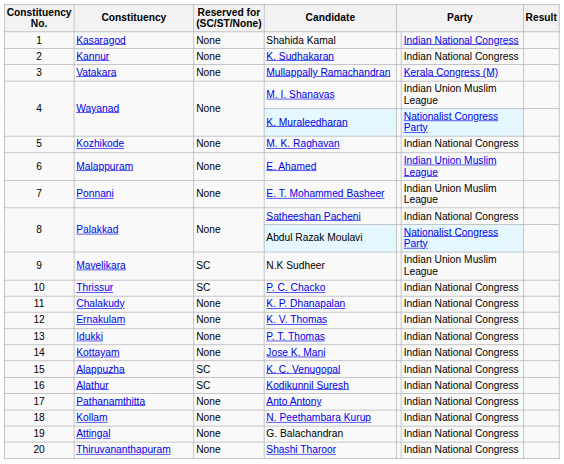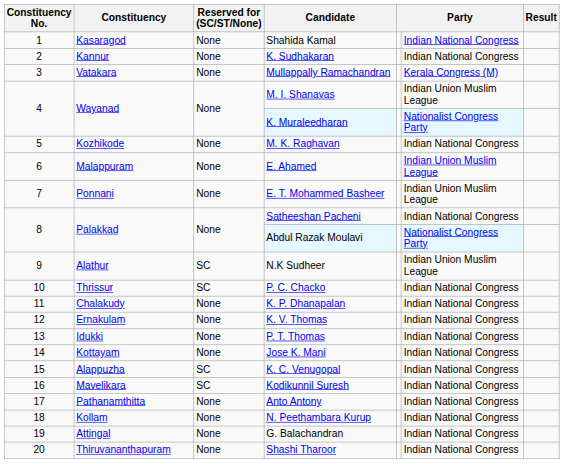(101, 266) Mavelikara -> (92, 266) Alathur
(92, 385) Alathur -> (101, 385) Mavelikara
